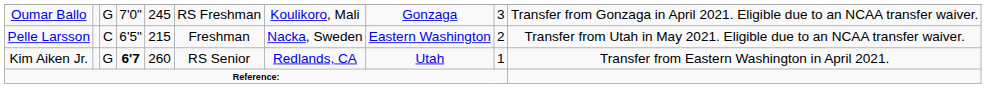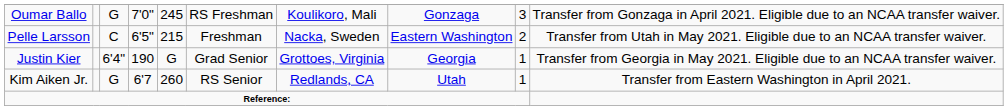+ row: (49, 58)
(131, 58) bold -> (143, 79) normal
